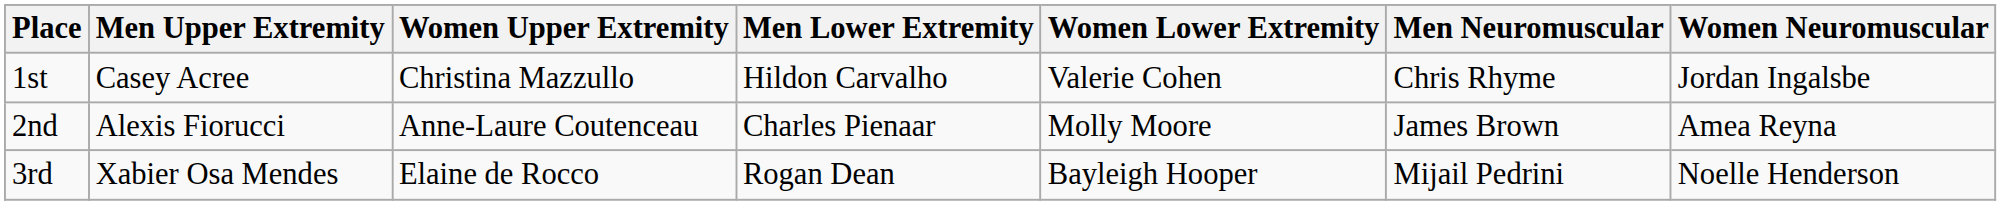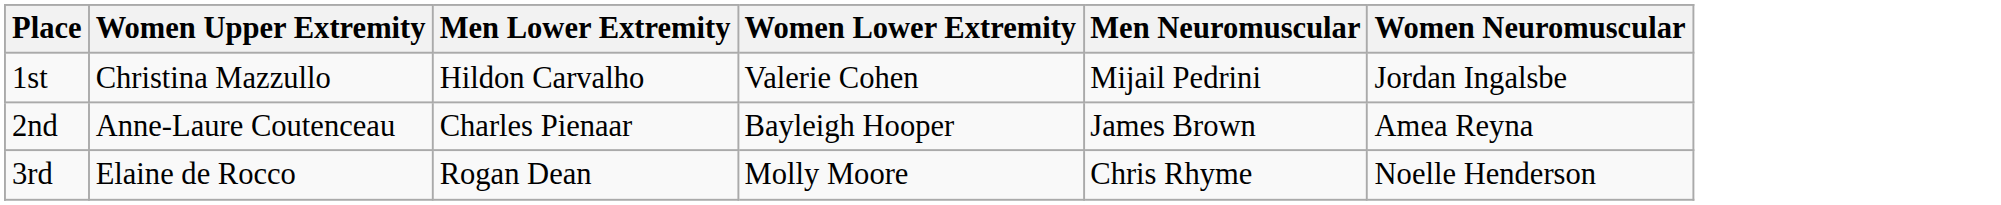- column: (240, 28)
(1475, 77) Chris Rhyme -> (1176, 77) Mijail Pedrini
(1130, 125) Molly Moore -> (849, 125) Bayleigh Hooper
(1153, 174) Bayleigh Hooper -> (826, 174) Molly Moore
(1479, 174) Mijail Pedrini -> (1171, 174) Chris Rhyme
